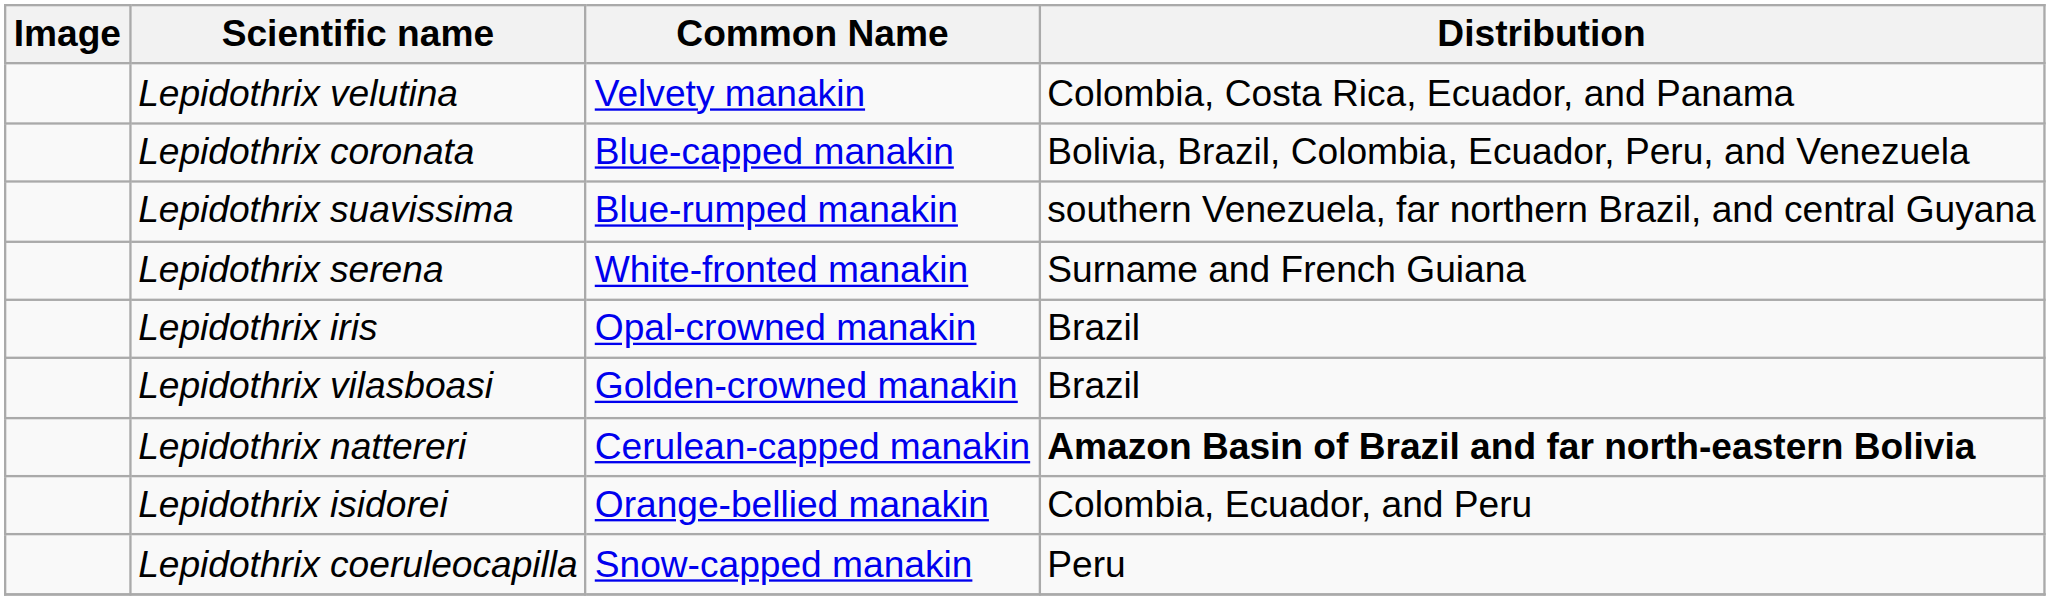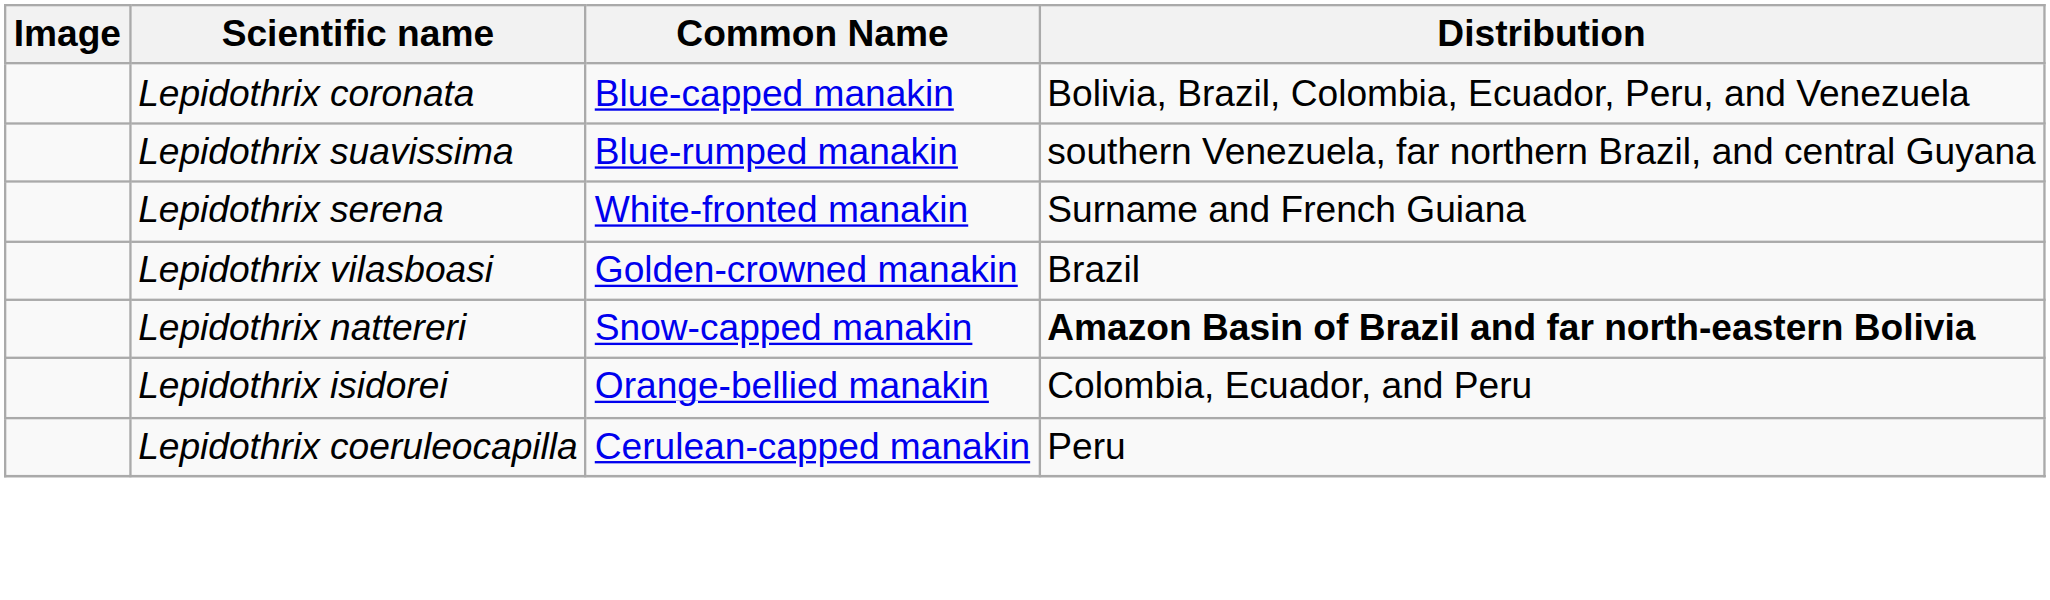- row: (298, 92)
- row: (258, 328)
(812, 446) Cerulean-capped manakin -> (784, 328) Snow-capped manakin
(784, 563) Snow-capped manakin -> (812, 446) Cerulean-capped manakin
